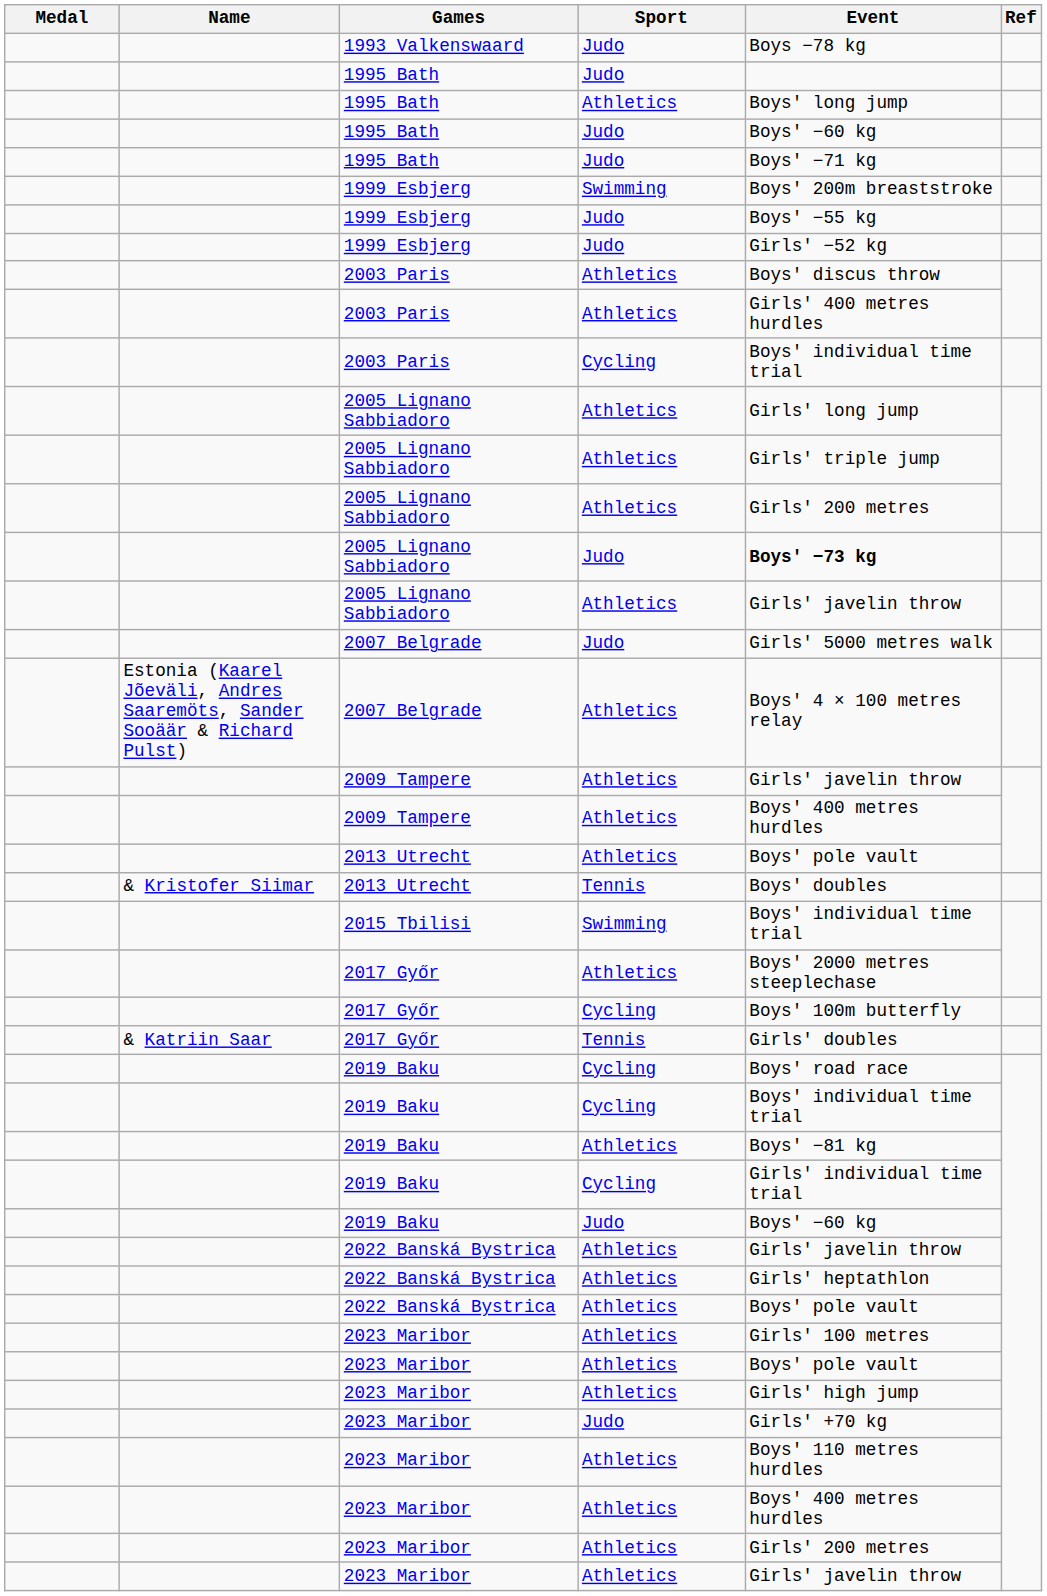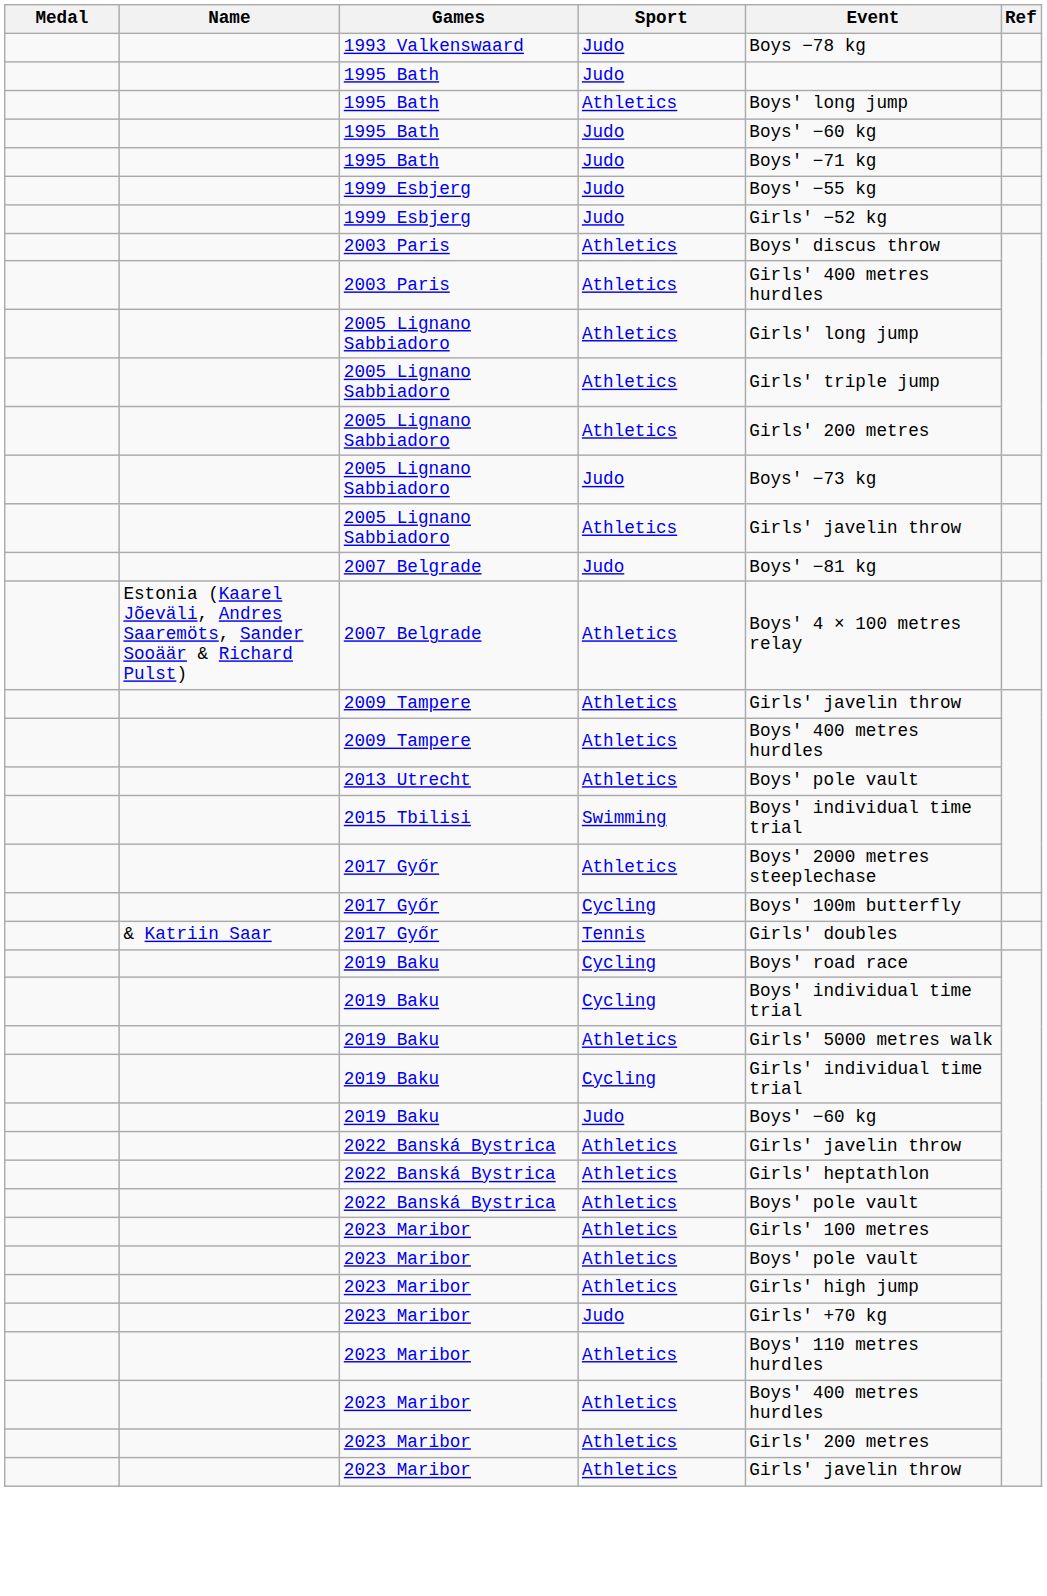- row: (407, 190)
- row: (397, 363)
(813, 557) bold -> (813, 480) normal
(871, 644) Girls' 5000 metres walk -> (813, 567) Boys' −81 kg
- row: (407, 887)
(813, 1146) Boys' −81 kg -> (871, 1041) Girls' 5000 metres walk
